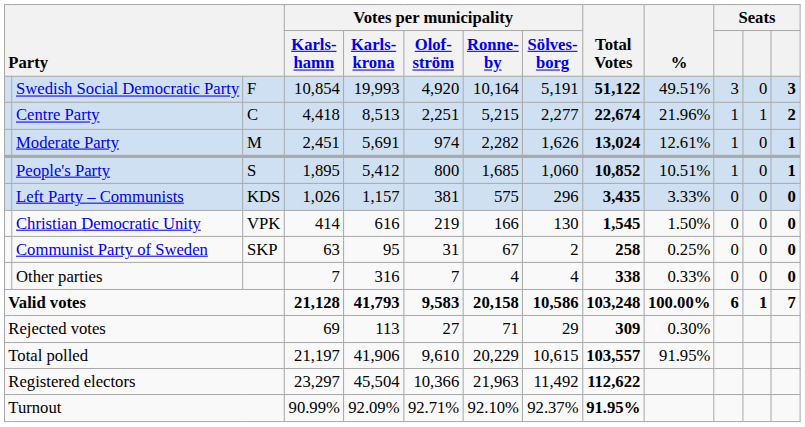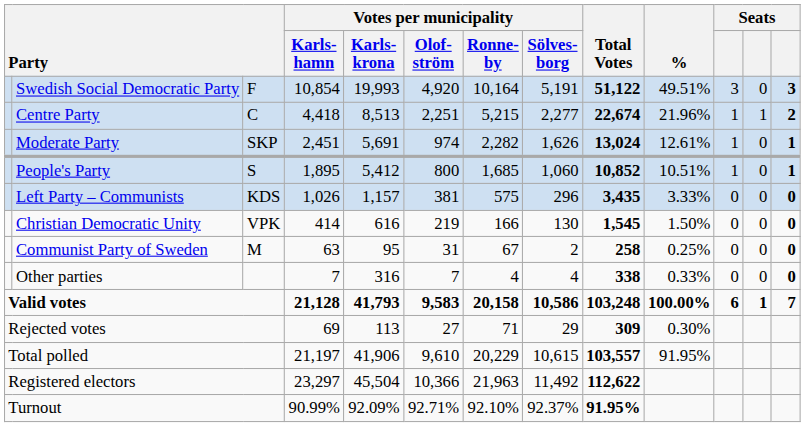(254, 141) M -> (262, 141) SKP
(262, 249) SKP -> (254, 249) M
